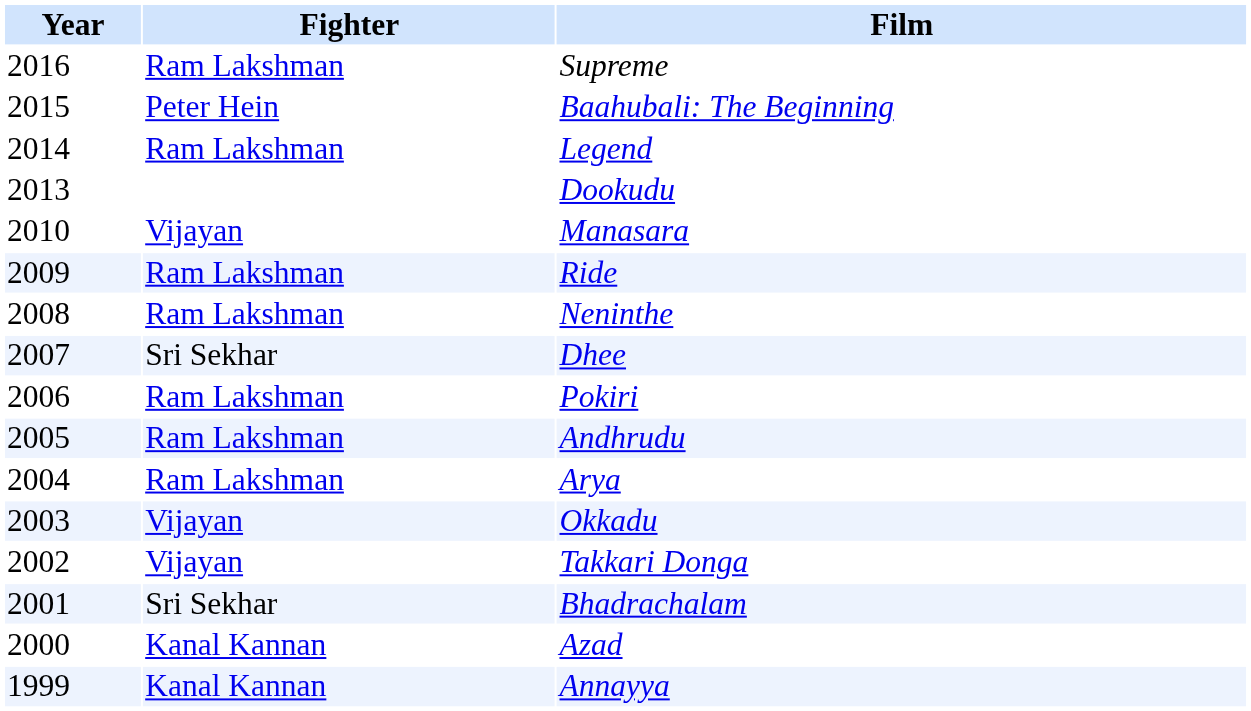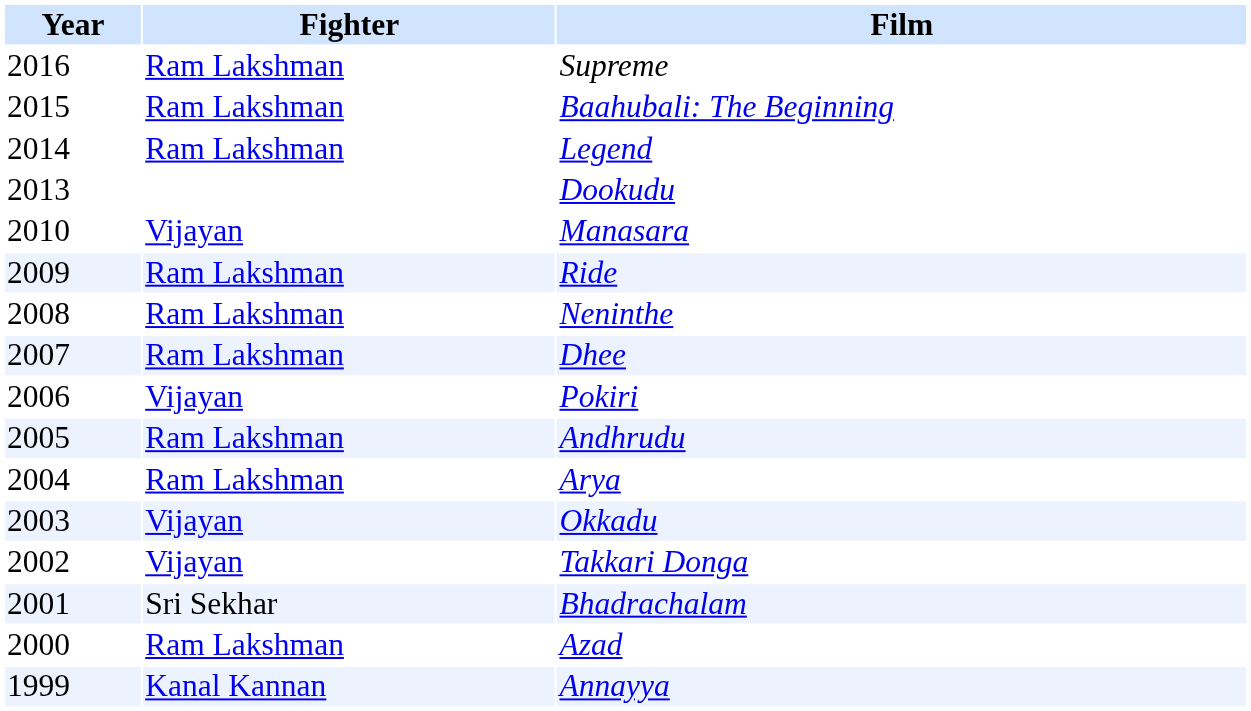(212, 106) Peter Hein -> (245, 106) Ram Lakshman
(211, 355) Sri Sekhar -> (245, 355) Ram Lakshman
(245, 396) Ram Lakshman -> (194, 396) Vijayan
(236, 644) Kanal Kannan -> (245, 644) Ram Lakshman
